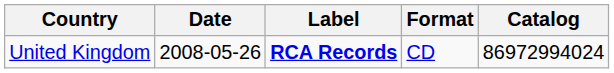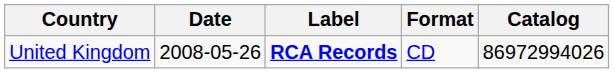(544, 51) 86972994024 -> (544, 51) 86972994026
